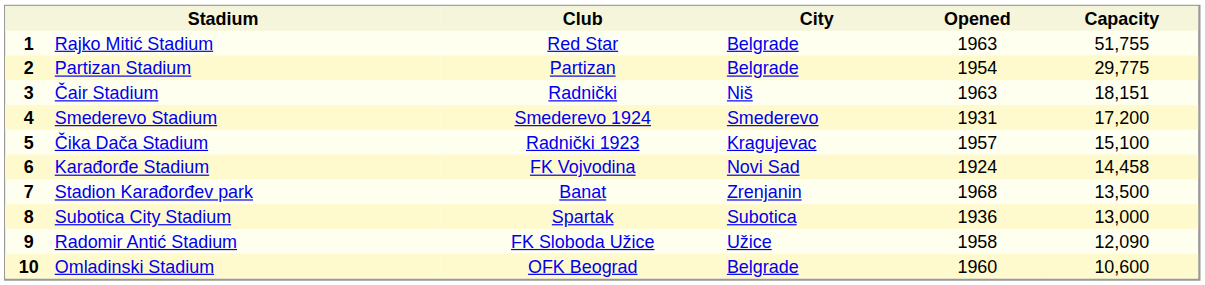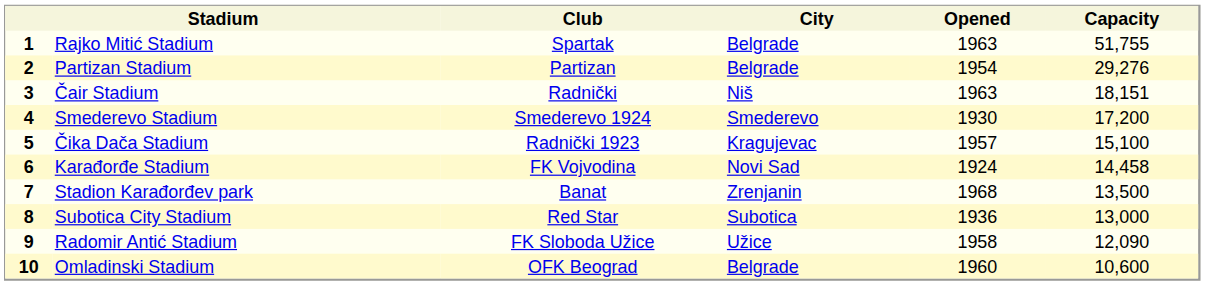(583, 43) Red Star -> (583, 43) Spartak
(1122, 68) 29,775 -> (1122, 68) 29,276
(977, 118) 1931 -> (977, 118) 1930
(583, 217) Spartak -> (583, 217) Red Star
